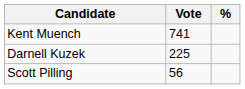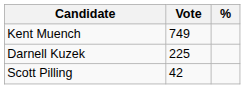(179, 34) 741 -> (179, 34) 749
(176, 73) 56 -> (176, 73) 42
